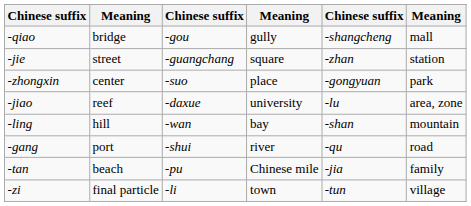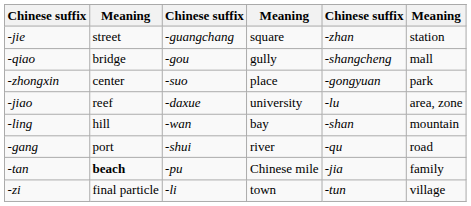rows swapped: (16, 59) <-> (21, 37)
(108, 168) normal -> (109, 168) bold
